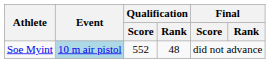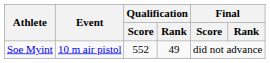(90, 50) lightblue background -> (90, 50) no background
(174, 50) 48 -> (174, 50) 49
